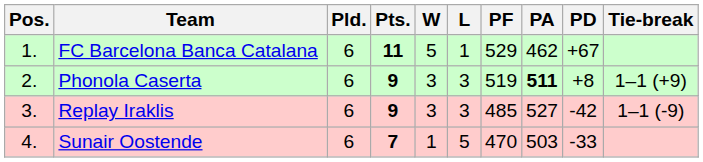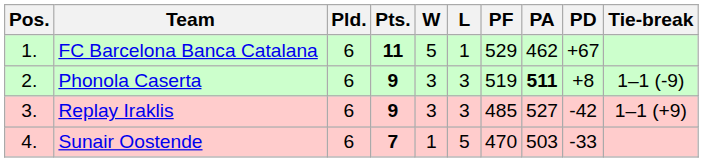(651, 80) 1–1 (+9) -> (651, 80) 1–1 (-9)
(651, 111) 1–1 (-9) -> (651, 111) 1–1 (+9)
